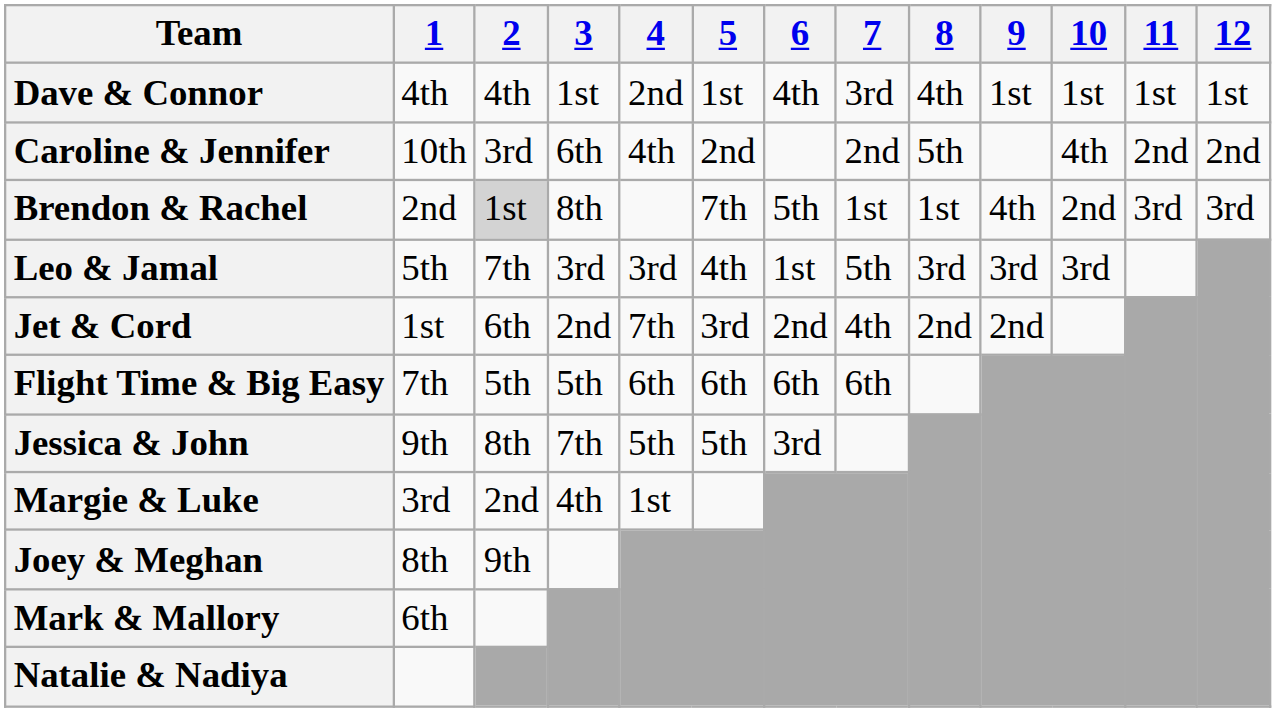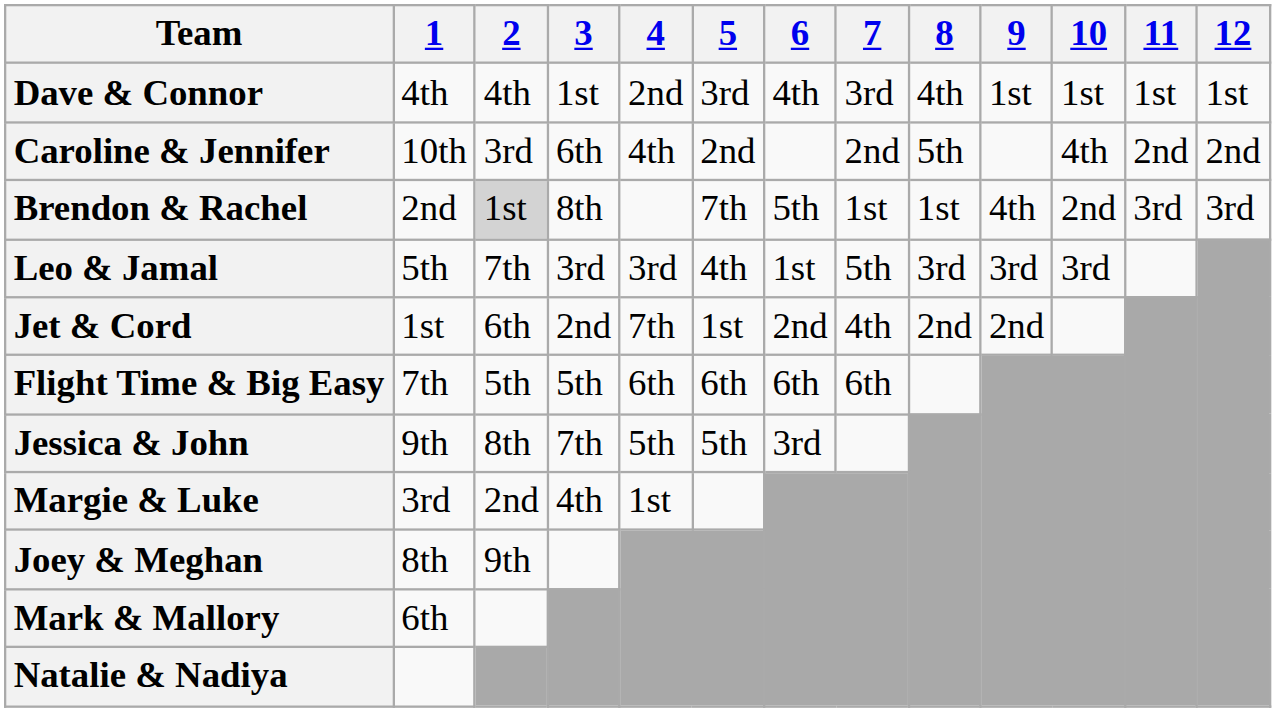(722, 92) 1st -> (725, 92) 3rd
(725, 325) 3rd -> (722, 325) 1st
